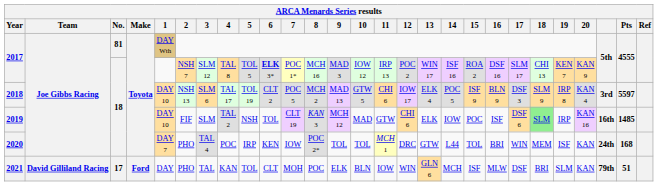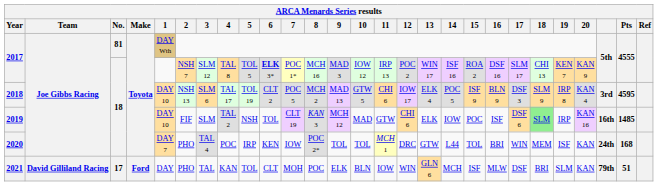(626, 94) 5597 -> (626, 94) 4595
